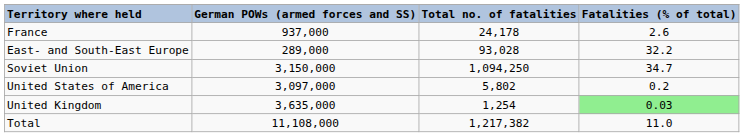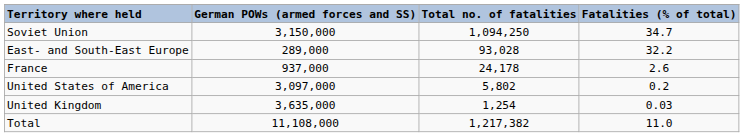rows swapped: (47, 68) <-> (27, 32)
(659, 105) lightgreen background -> (659, 105) no background
